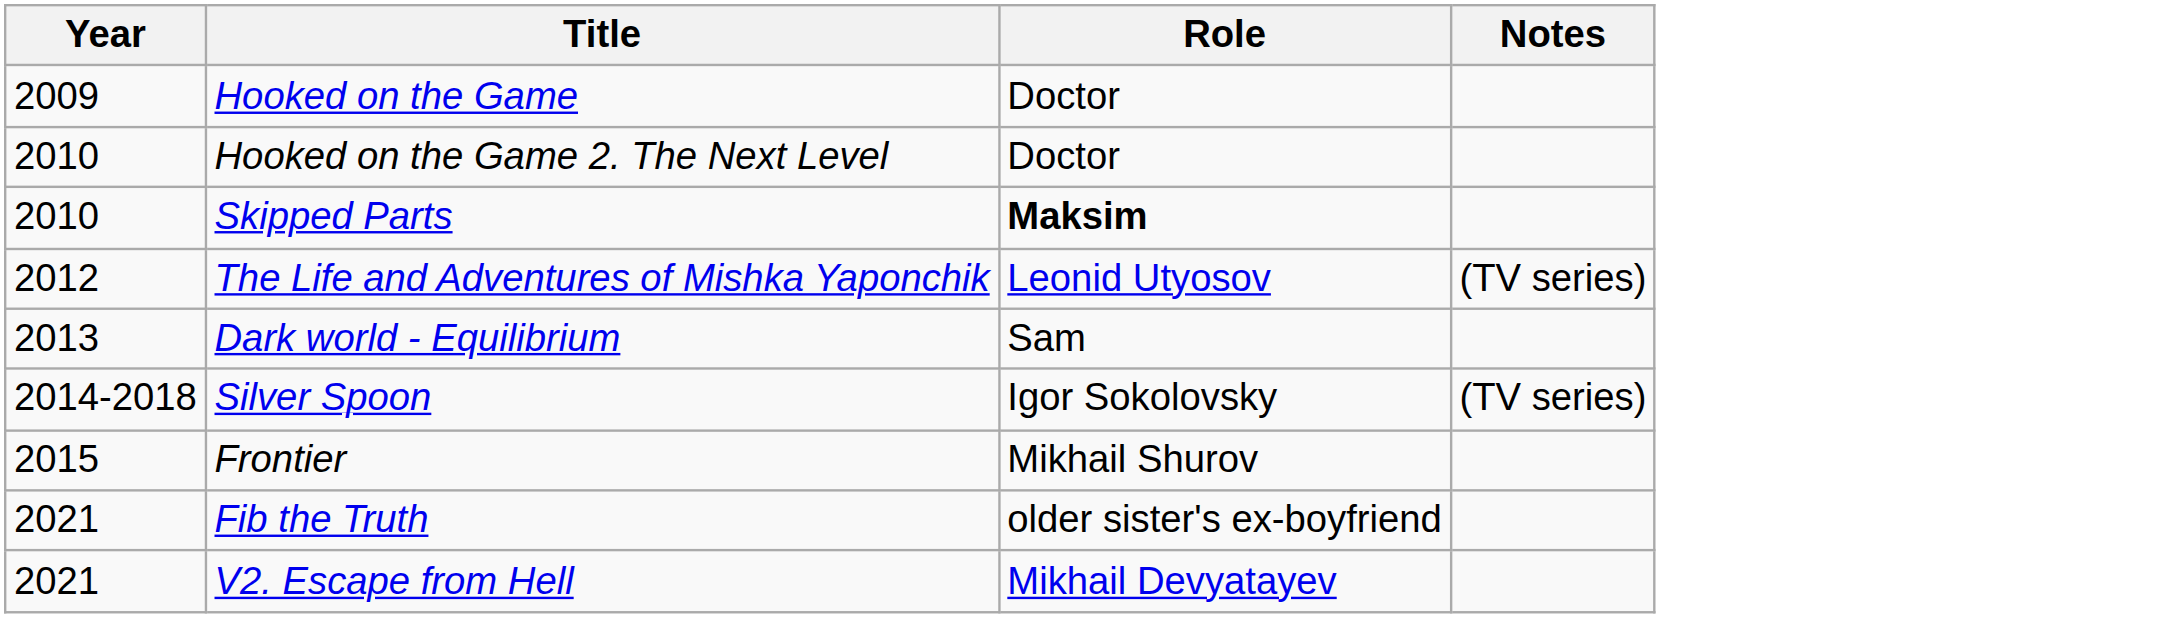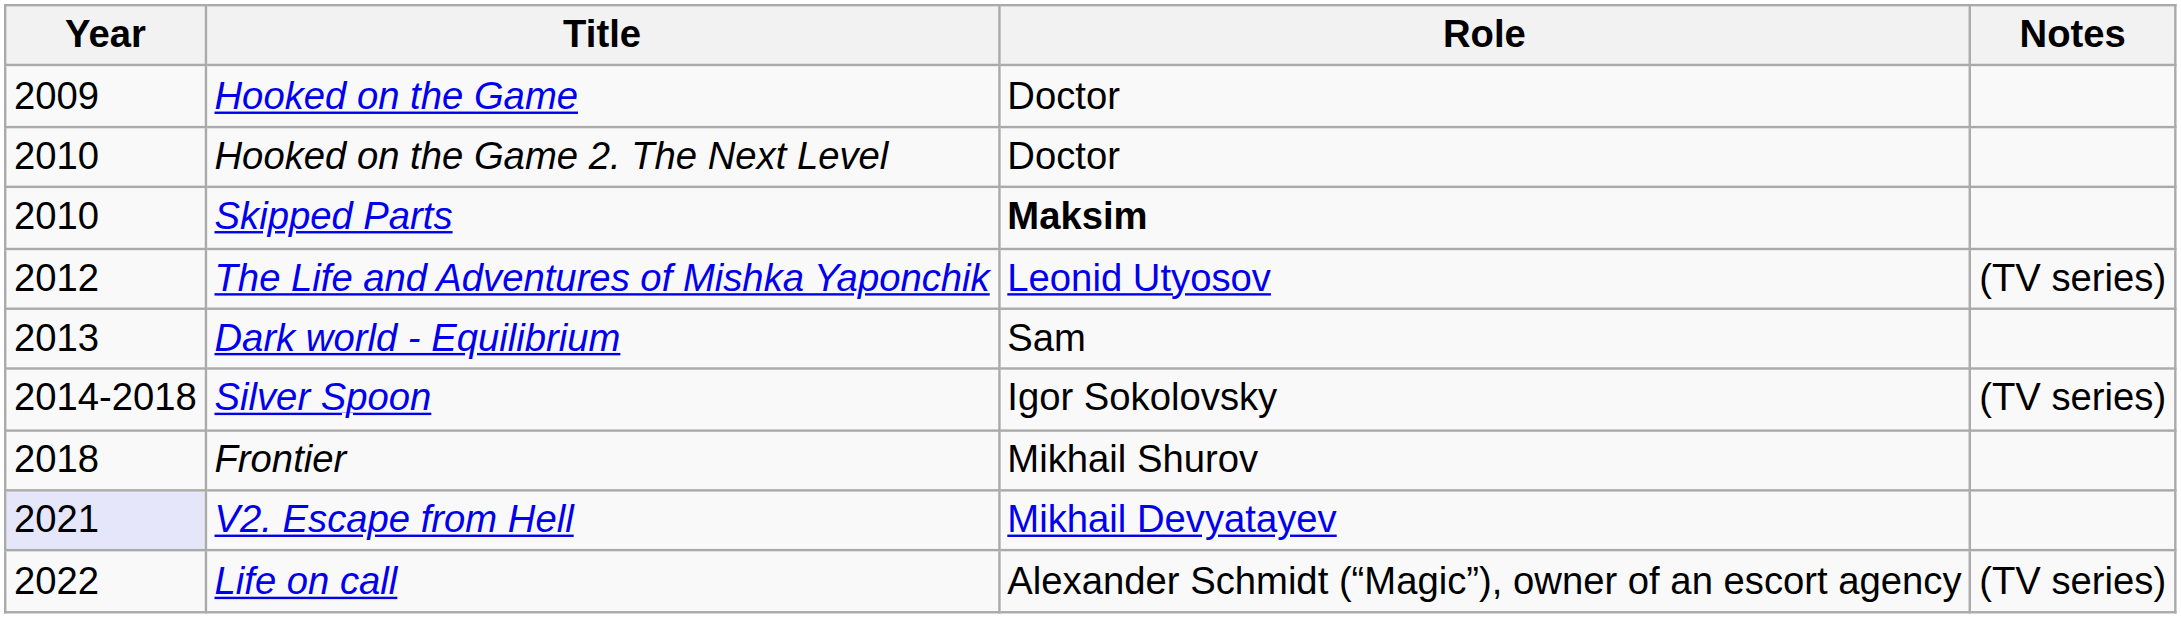(57, 459) 2015 -> (57, 459) 2018
- row: (321, 519)
(57, 580) no background -> (57, 519) lavender background
+ row: (306, 580)
